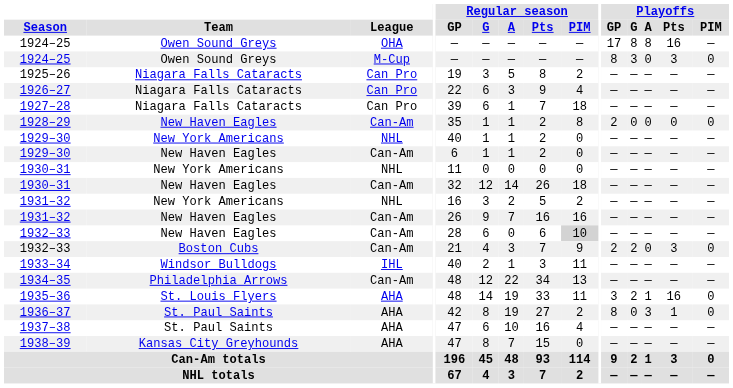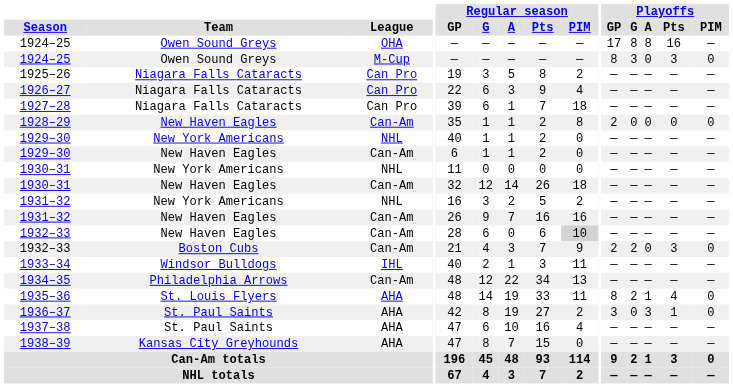(614, 296) 3 -> (614, 296) 8
(674, 296) 16 -> (674, 296) 4
(614, 312) 8 -> (614, 312) 3
